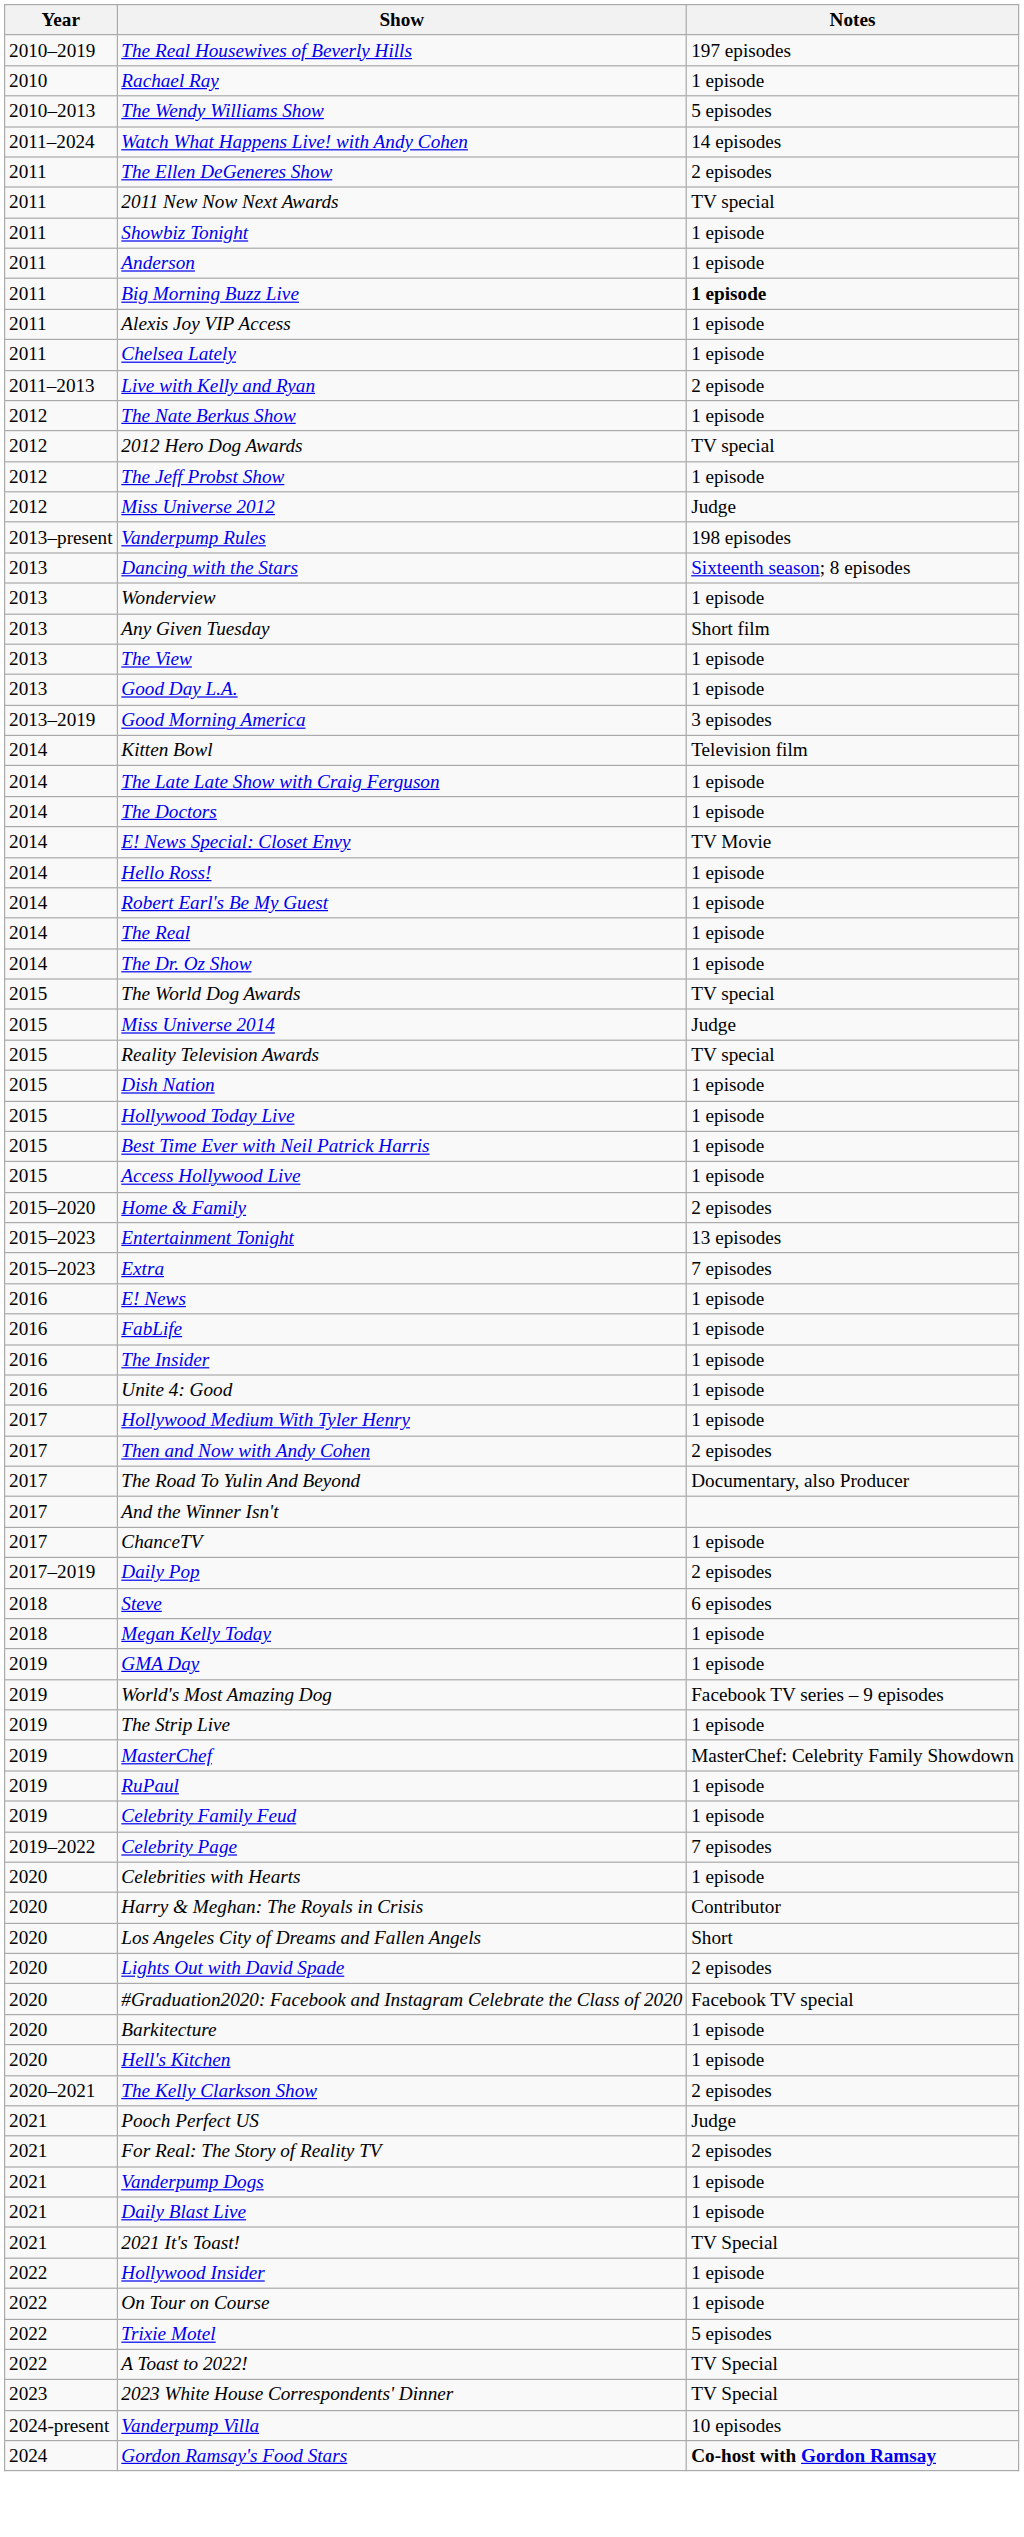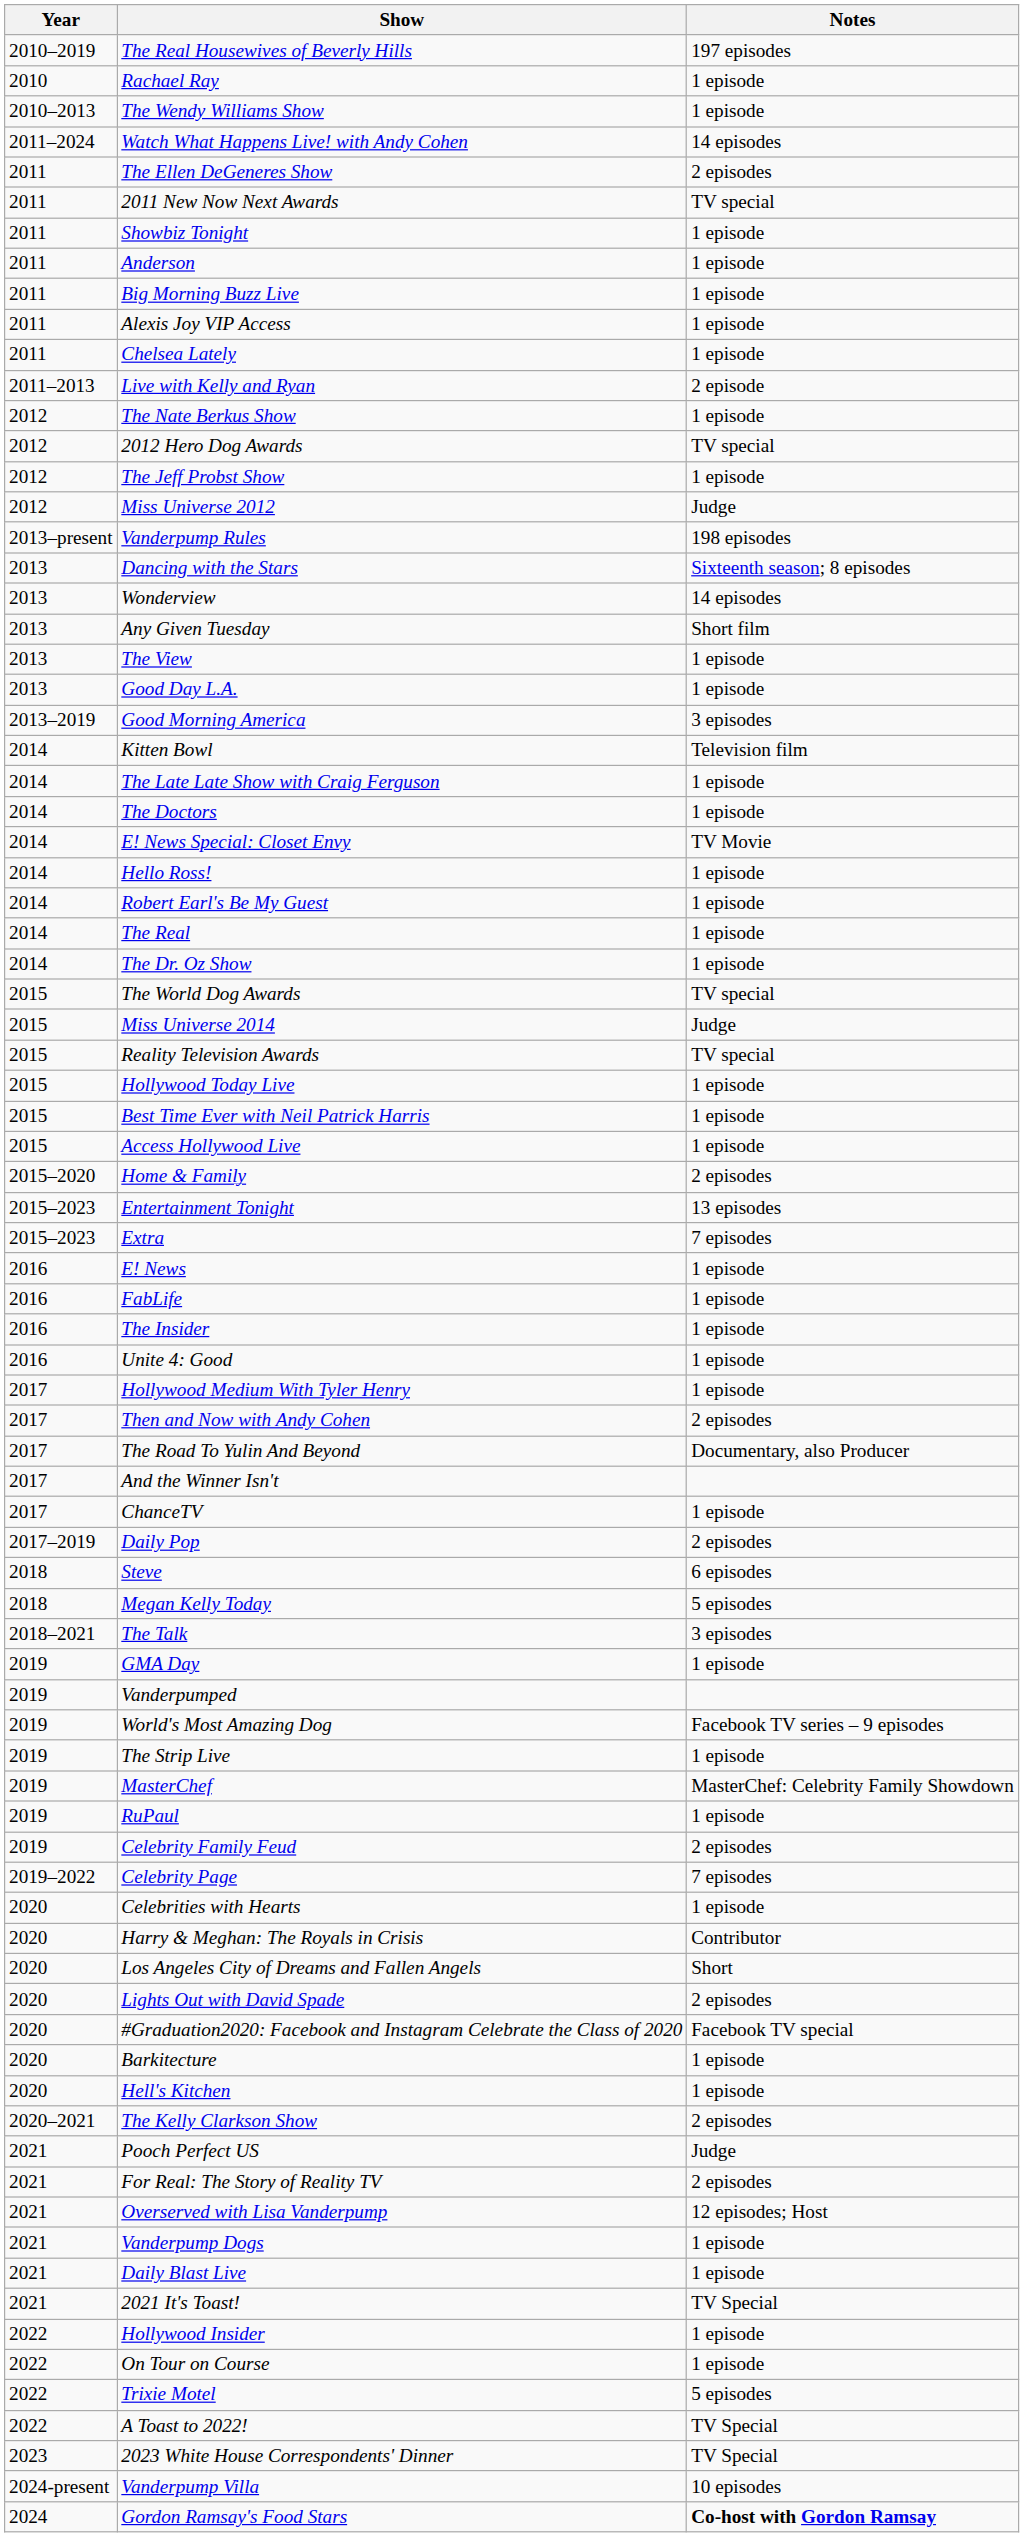(731, 111) 5 episodes -> (728, 111) 1 episode
(729, 293) bold -> (728, 293) normal
(728, 598) 1 episode -> (736, 598) 14 episodes
- row: (168, 1085)
(728, 1633) 1 episode -> (731, 1603) 5 episodes
+ row: (154, 1633)
+ row: (179, 1694)
(728, 1816) 1 episode -> (731, 1846) 2 episodes
+ row: (254, 2212)
